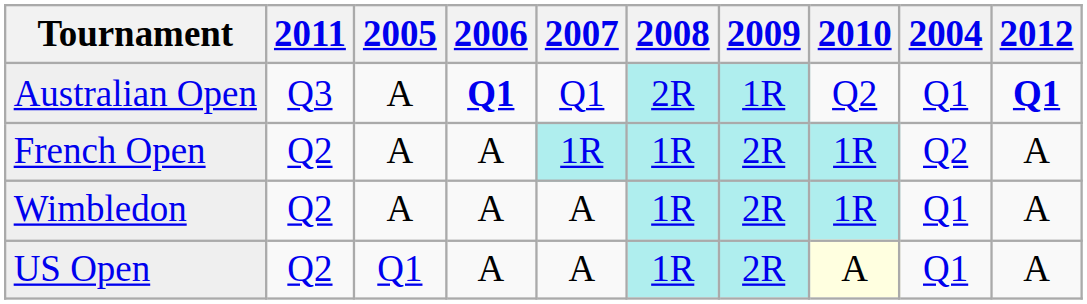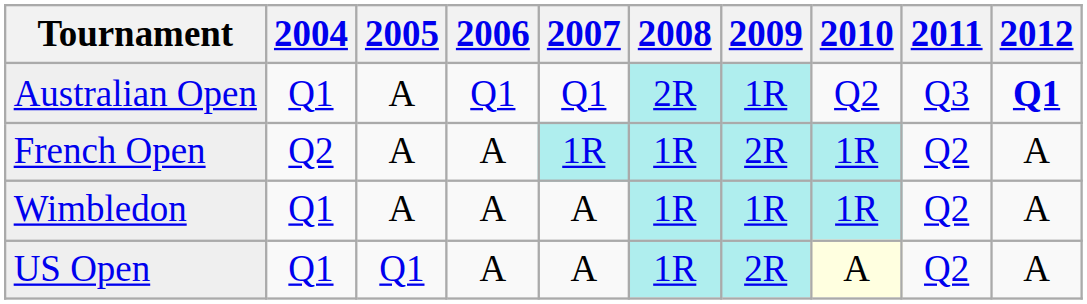columns swapped: (946, 33) <-> (310, 33)
(491, 92) bold -> (493, 92) normal
(764, 209) 2R -> (766, 209) 1R
